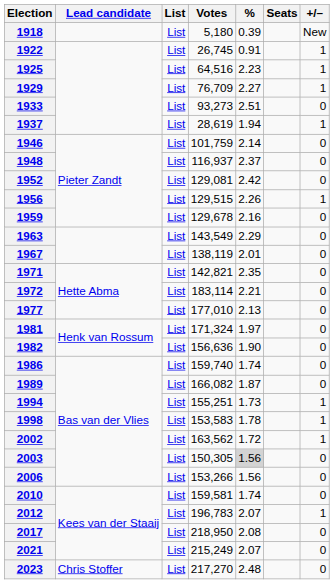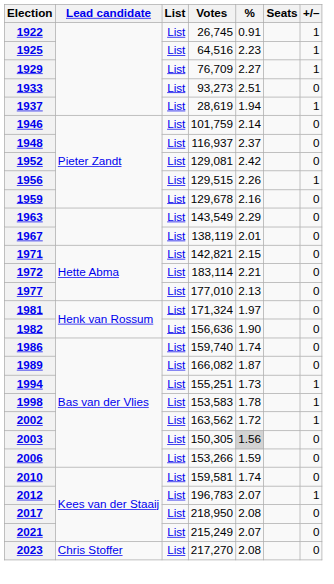- row: (30, 32)
(250, 273) 2.35 -> (250, 254) 2.15
(250, 476) 1.56 -> (250, 458) 1.59
(250, 569) 2.48 -> (250, 550) 2.08
